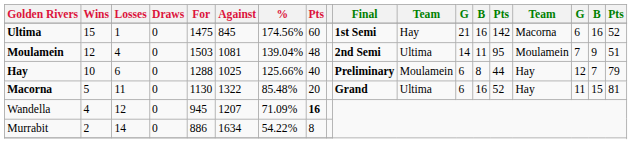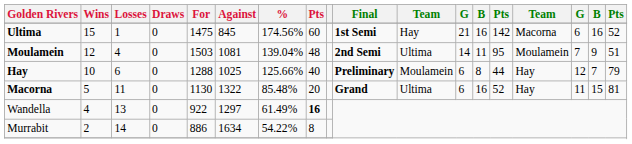(120, 108) 12 -> (120, 108) 13
(198, 108) 945 -> (198, 108) 922
(230, 108) 1207 -> (230, 108) 1297
(279, 108) 71.09% -> (279, 108) 61.49%
